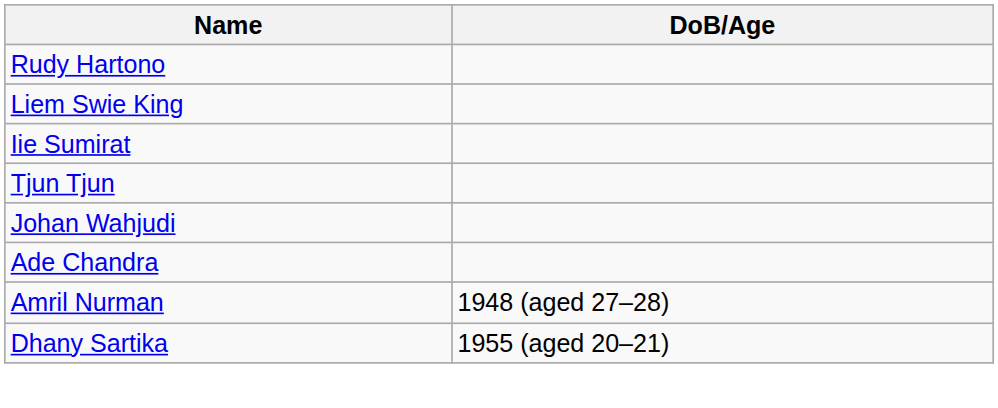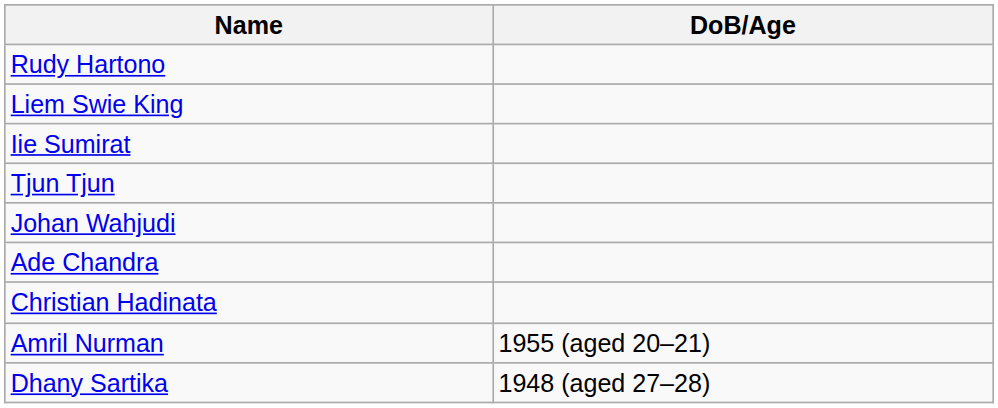+ row: (114, 303)
(563, 303) 1948 (aged 27–28) -> (604, 342) 1955 (aged 20–21)
(563, 342) 1955 (aged 20–21) -> (604, 382) 1948 (aged 27–28)
